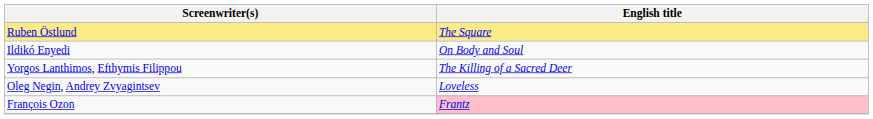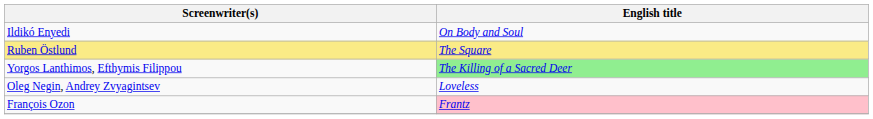rows swapped: (42, 31) <-> (39, 50)
(505, 68) no background -> (505, 68) lightgreen background
